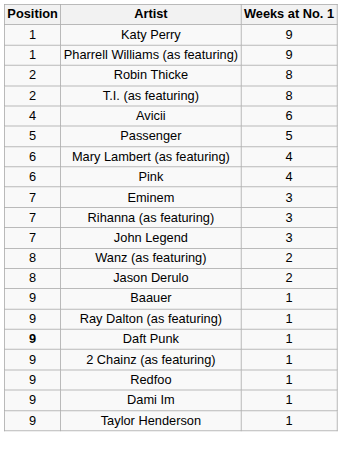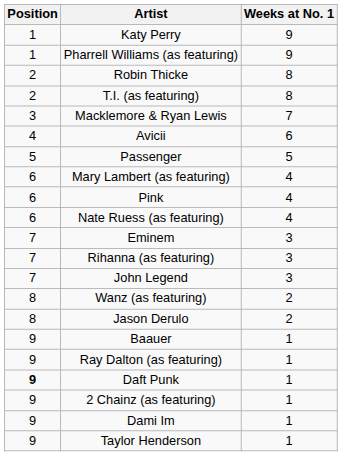+ row: (151, 116)
+ row: (151, 217)
- row: (151, 380)
